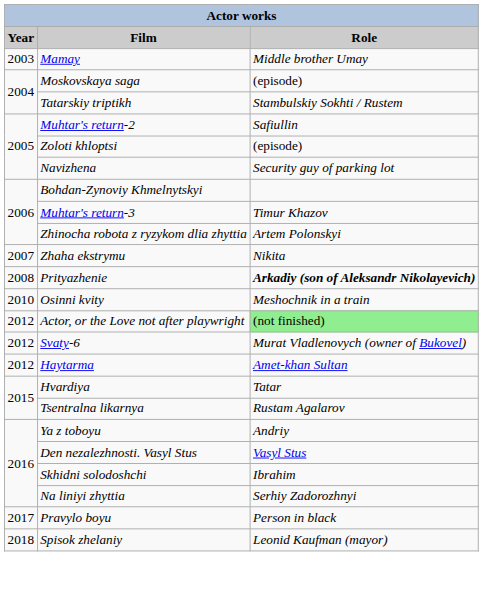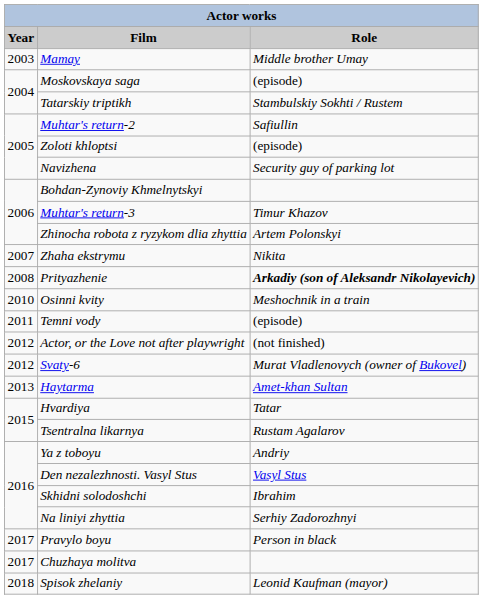+ row: (70, 321)
(289, 321) lightgreen background -> (289, 343) no background
(21, 365) 2012 -> (21, 387) 2013
+ row: (88, 562)
